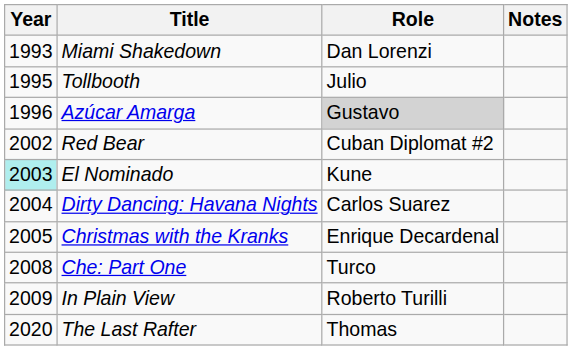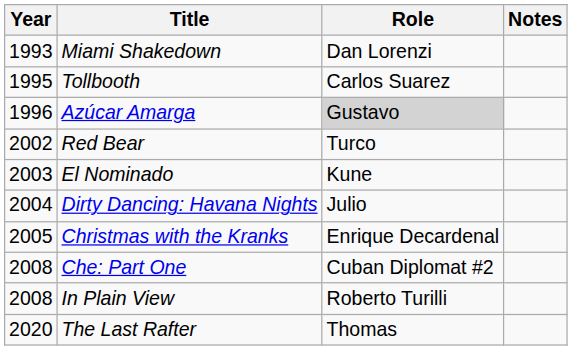(347, 81) Julio -> (388, 81) Carlos Suarez
(410, 143) Cuban Diplomat #2 -> (351, 143) Turco
(31, 174) paleturquoise background -> (31, 174) no background
(388, 205) Carlos Suarez -> (347, 205) Julio
(351, 267) Turco -> (410, 267) Cuban Diplomat #2
(31, 298) 2009 -> (31, 298) 2008
